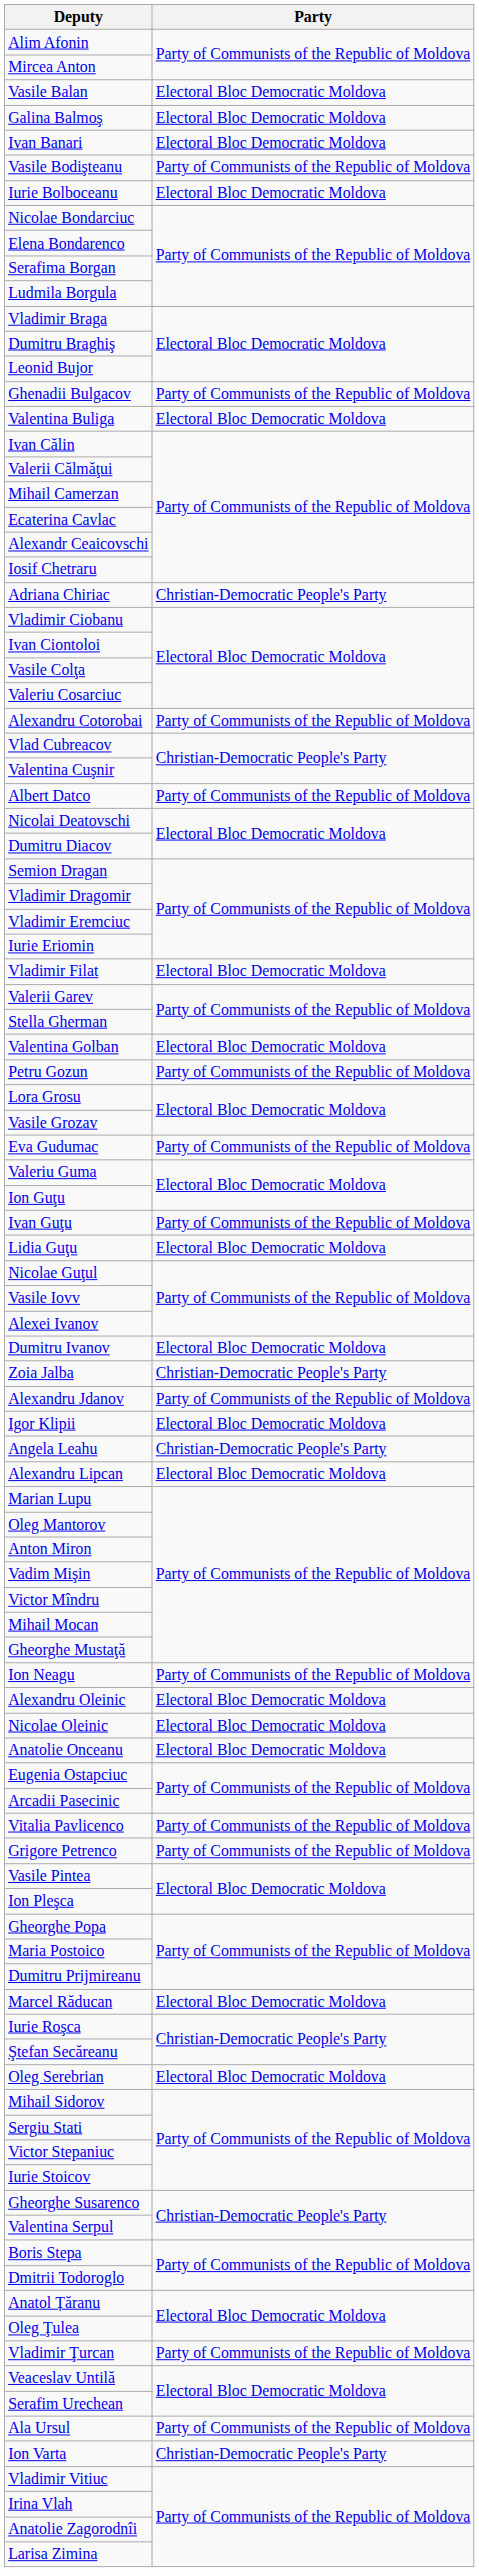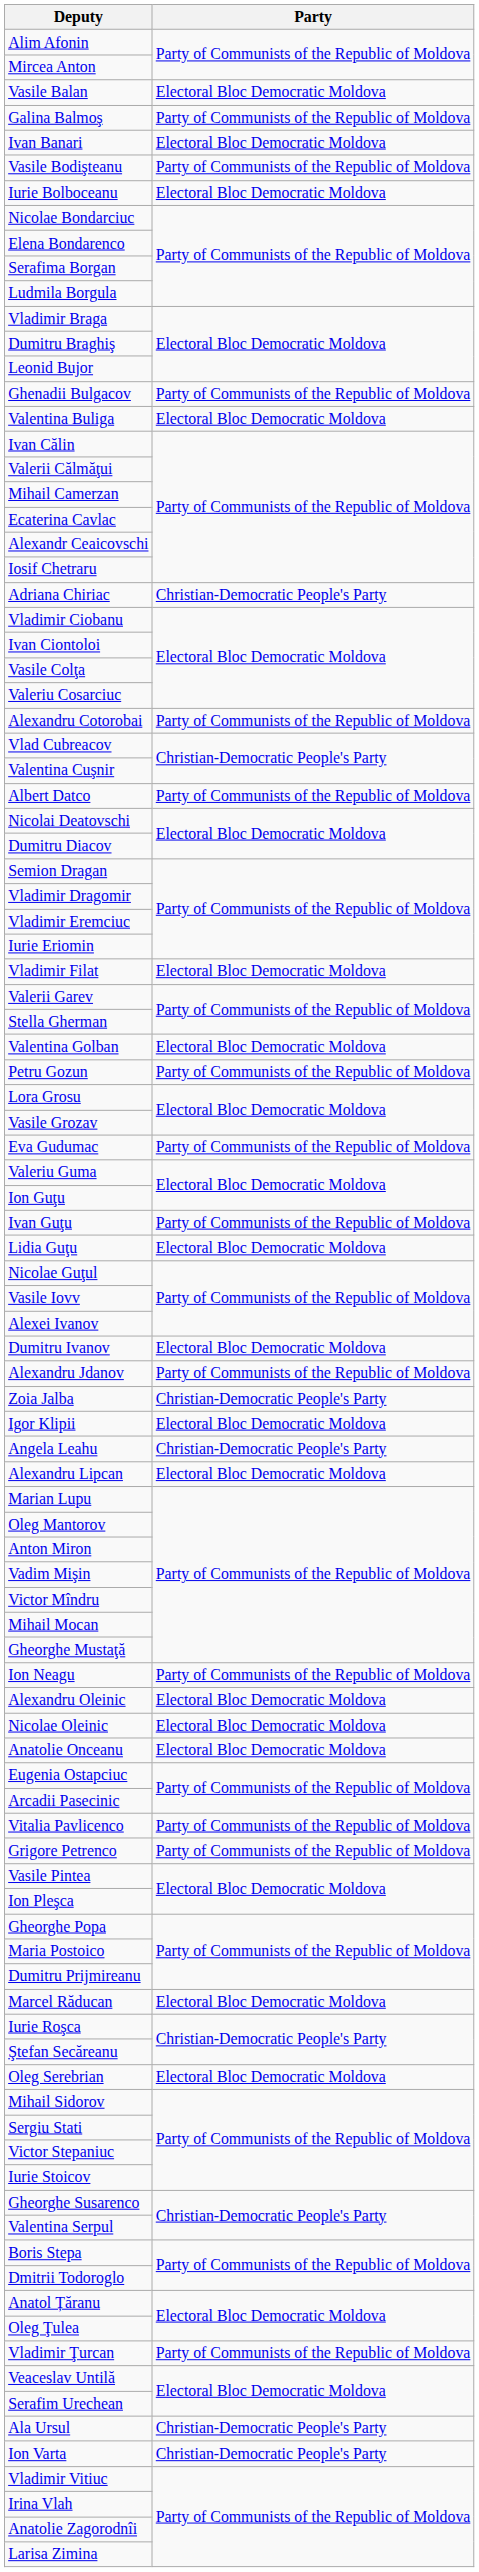(271, 117) Electoral Bloc Democratic Moldova -> (313, 117) Party of Communists of the Republic of Moldova
rows swapped: (41, 1373) <-> (66, 1398)
(313, 2428) Party of Communists of the Republic of Moldova -> (271, 2428) Christian-Democratic People's Party
